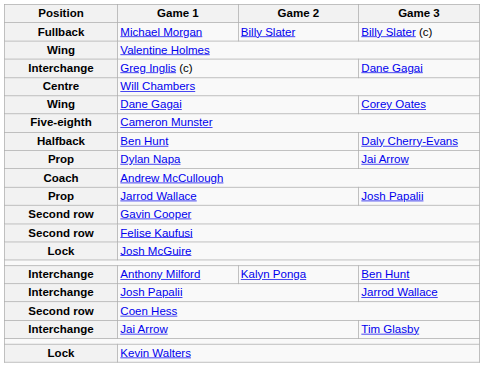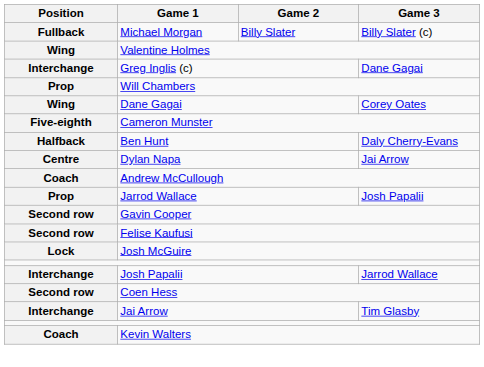(61, 86) Centre -> (61, 86) Prop
(61, 159) Prop -> (61, 159) Centre
- row: (160, 274)
(61, 353) Lock -> (61, 334) Coach
